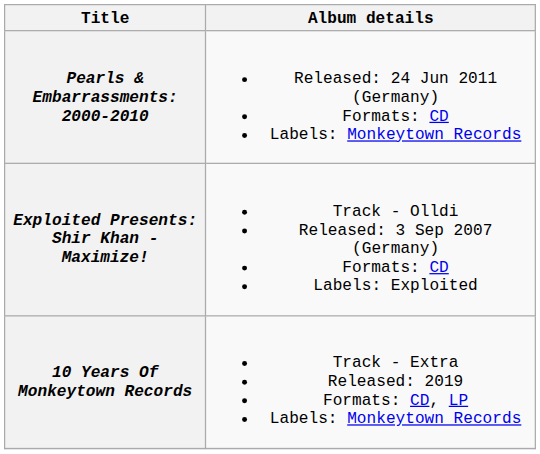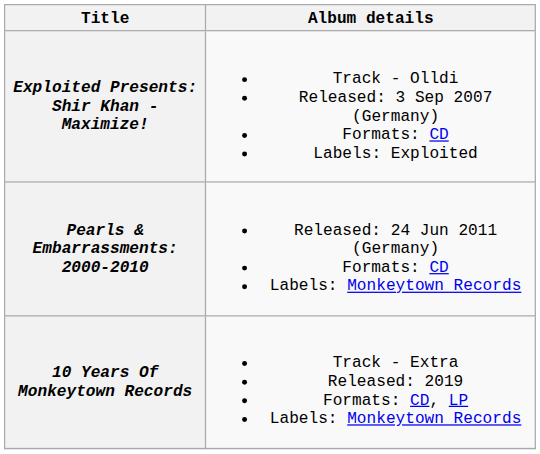rows swapped: (105, 240) <-> (105, 97)
